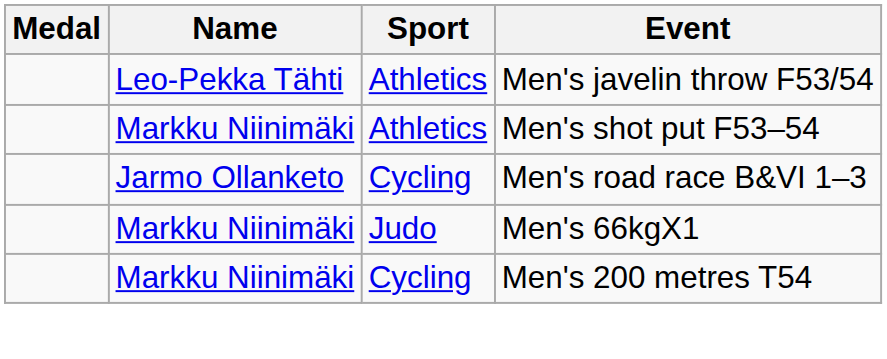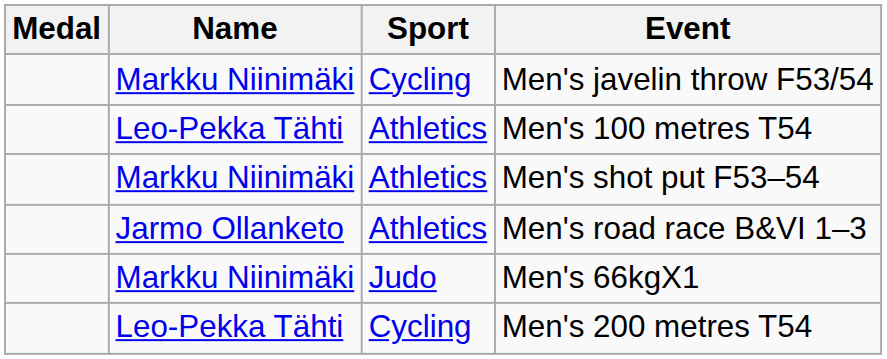(229, 79) Leo-Pekka Tähti -> (235, 79) Markku Niinimäki
(428, 79) Athletics -> (420, 79) Cycling
+ row: (657, 128)
(420, 178) Cycling -> (428, 228) Athletics
(235, 278) Markku Niinimäki -> (229, 327) Leo-Pekka Tähti
